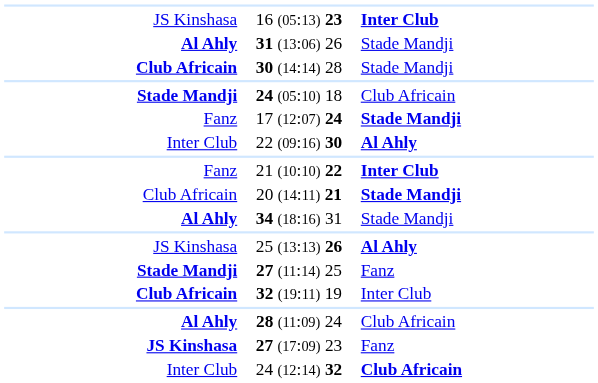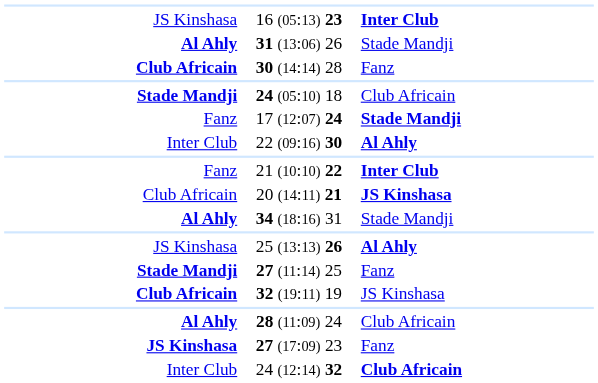(407, 67) Stade Mandji -> (378, 67) Fanz
(411, 194) Stade Mandji -> (406, 194) JS Kinshasa
(396, 293) Inter Club -> (403, 293) JS Kinshasa
